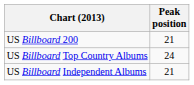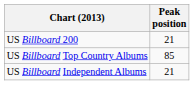(169, 55) 24 -> (169, 55) 85
